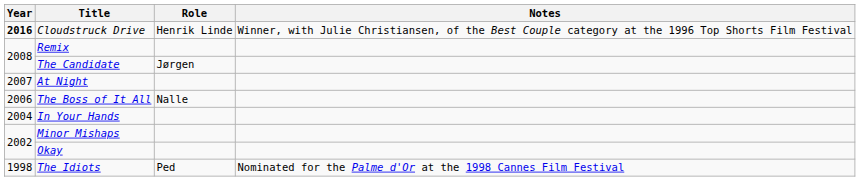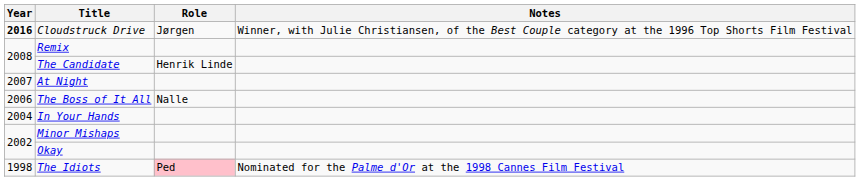(194, 30) Henrik Linde -> (175, 30) Jørgen
(175, 64) Jørgen -> (194, 64) Henrik Linde
(166, 167) no background -> (166, 167) pink background
